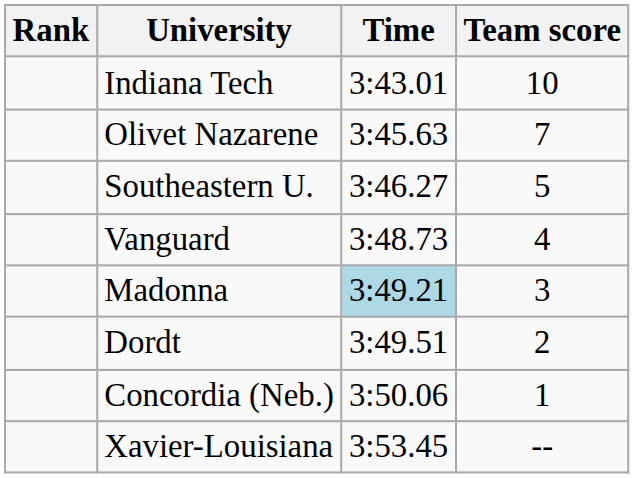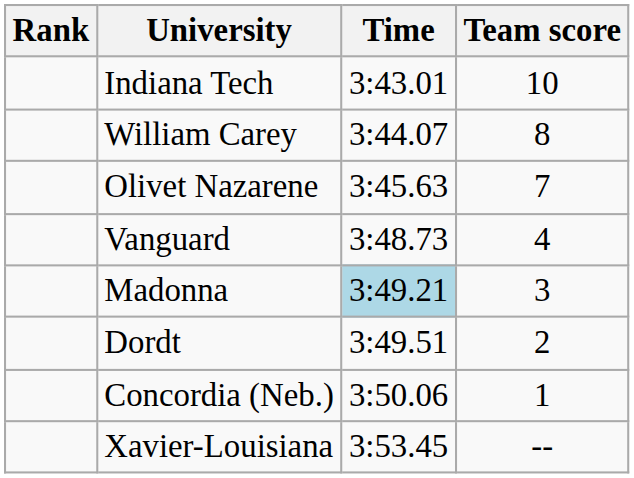+ row: (201, 134)
- row: (209, 186)
